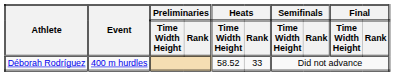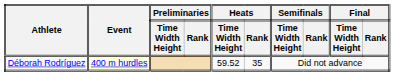(119, 64) no background -> (119, 64) lightyellow background
(228, 64) 58.52 -> (228, 64) 59.52
(257, 64) 33 -> (257, 64) 35
